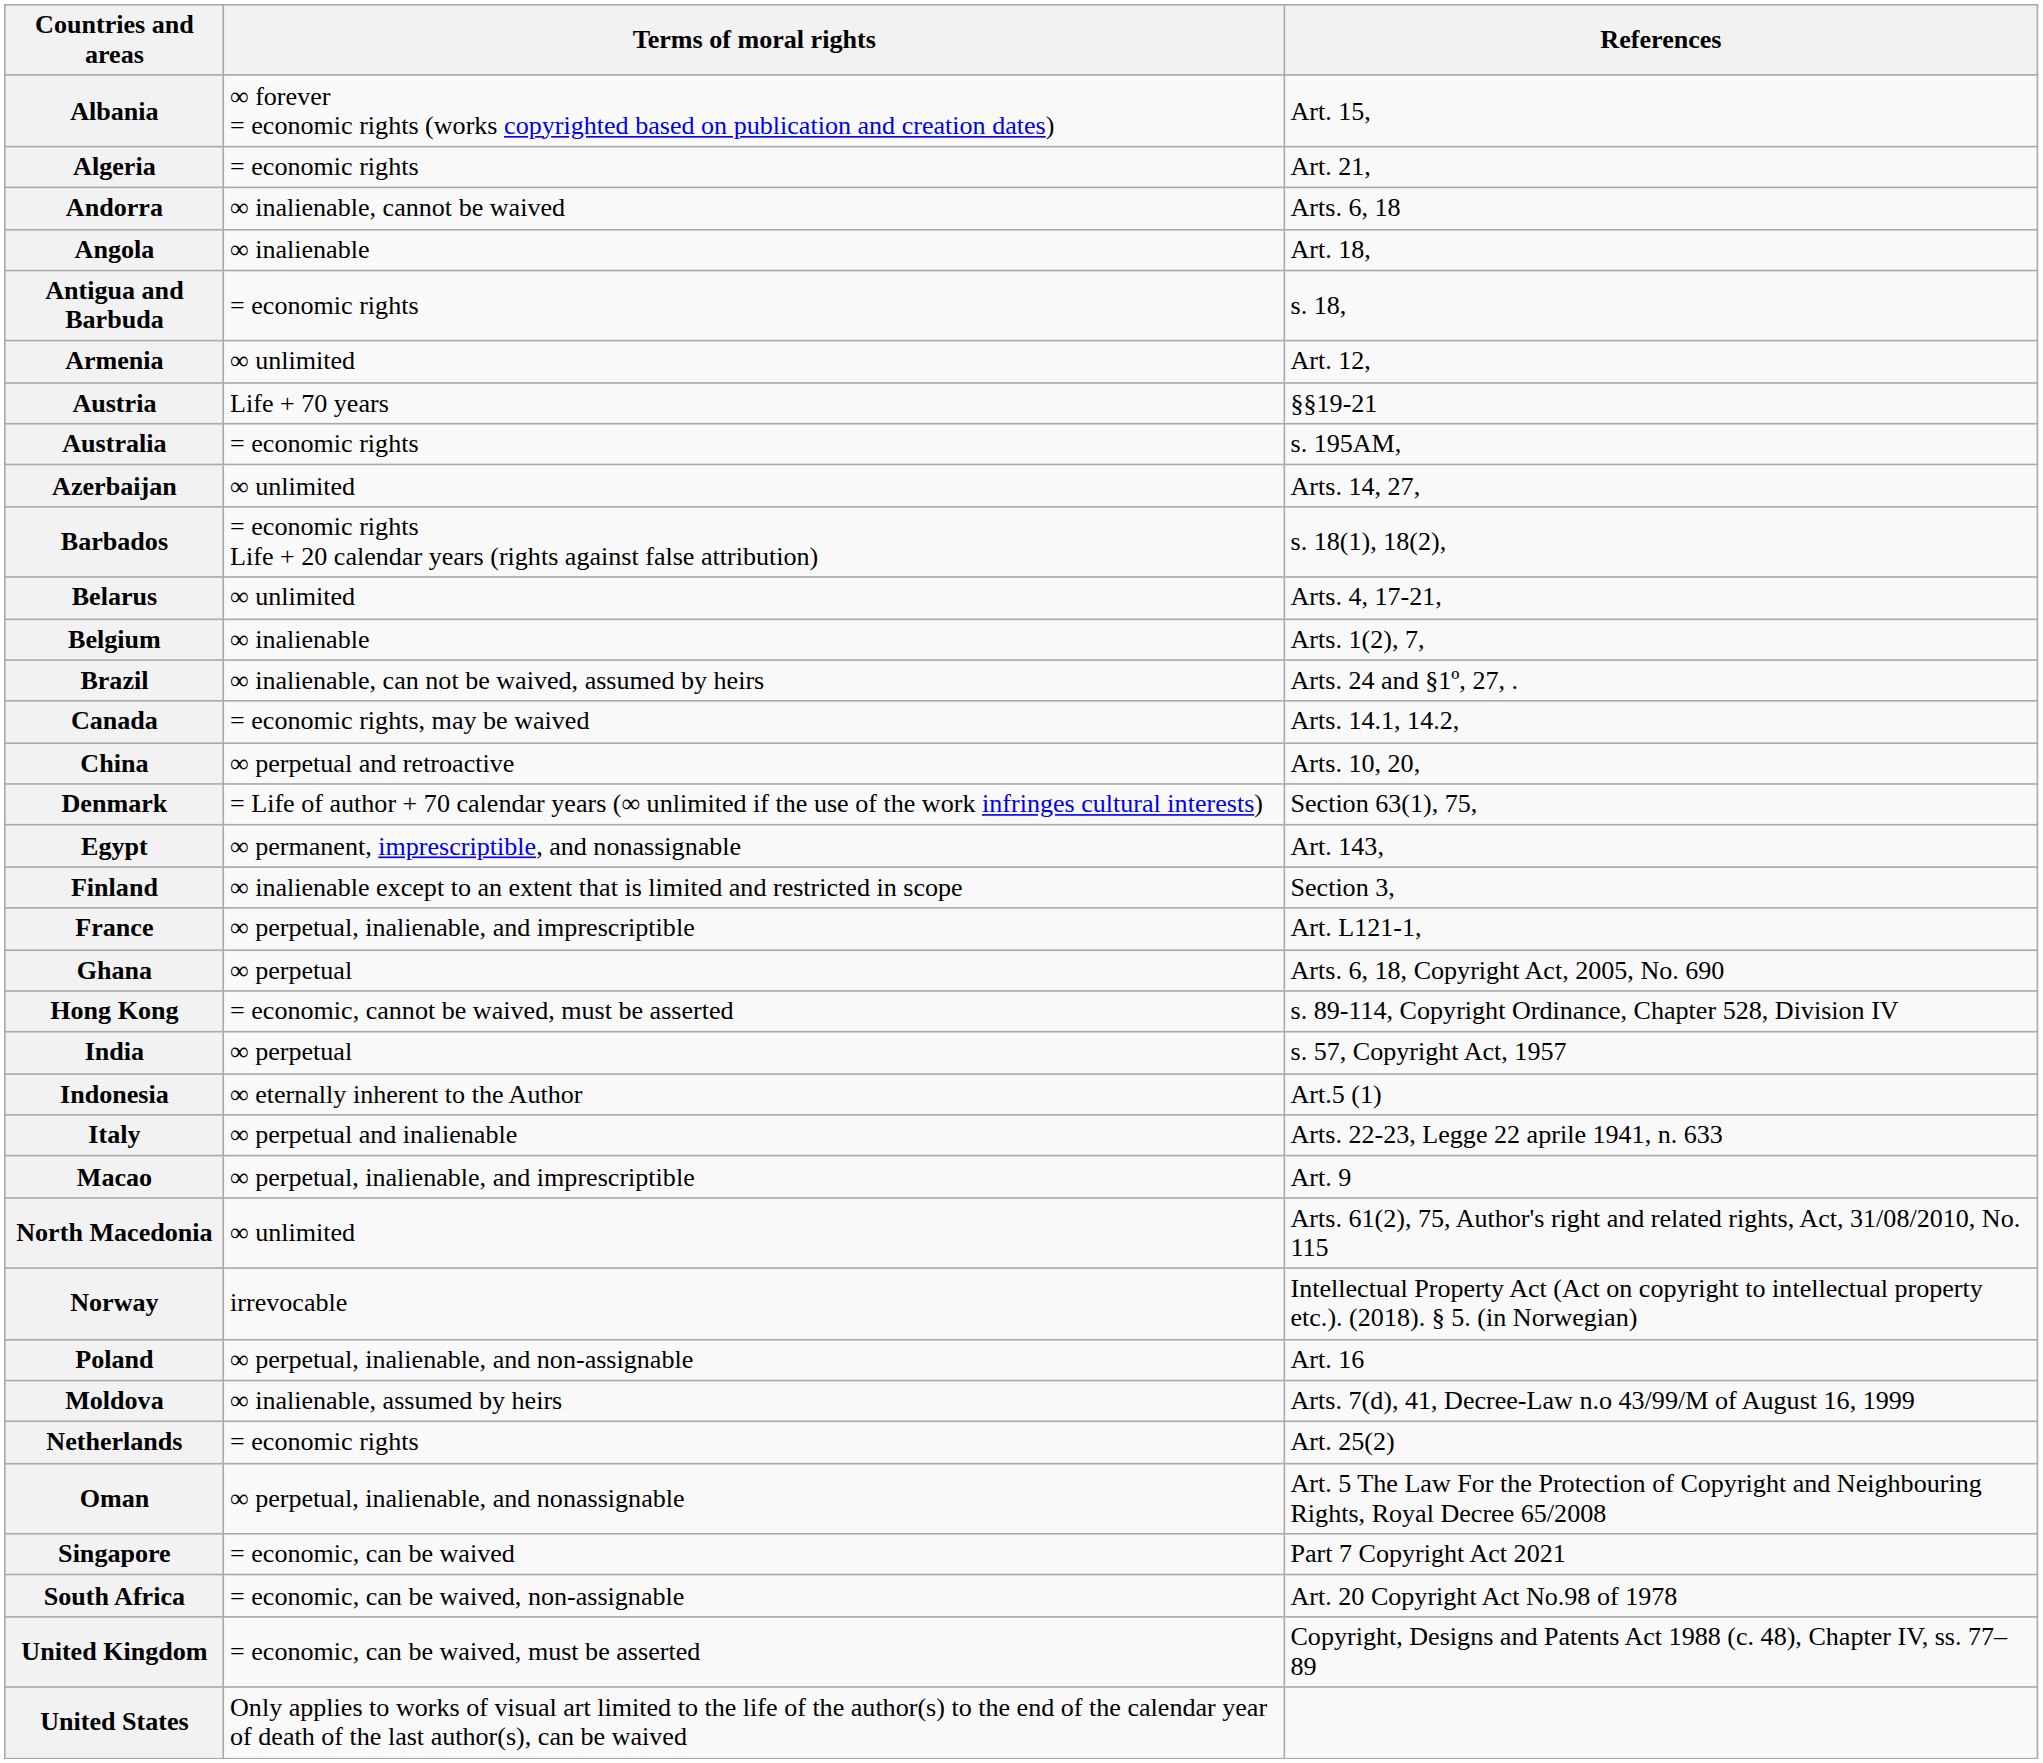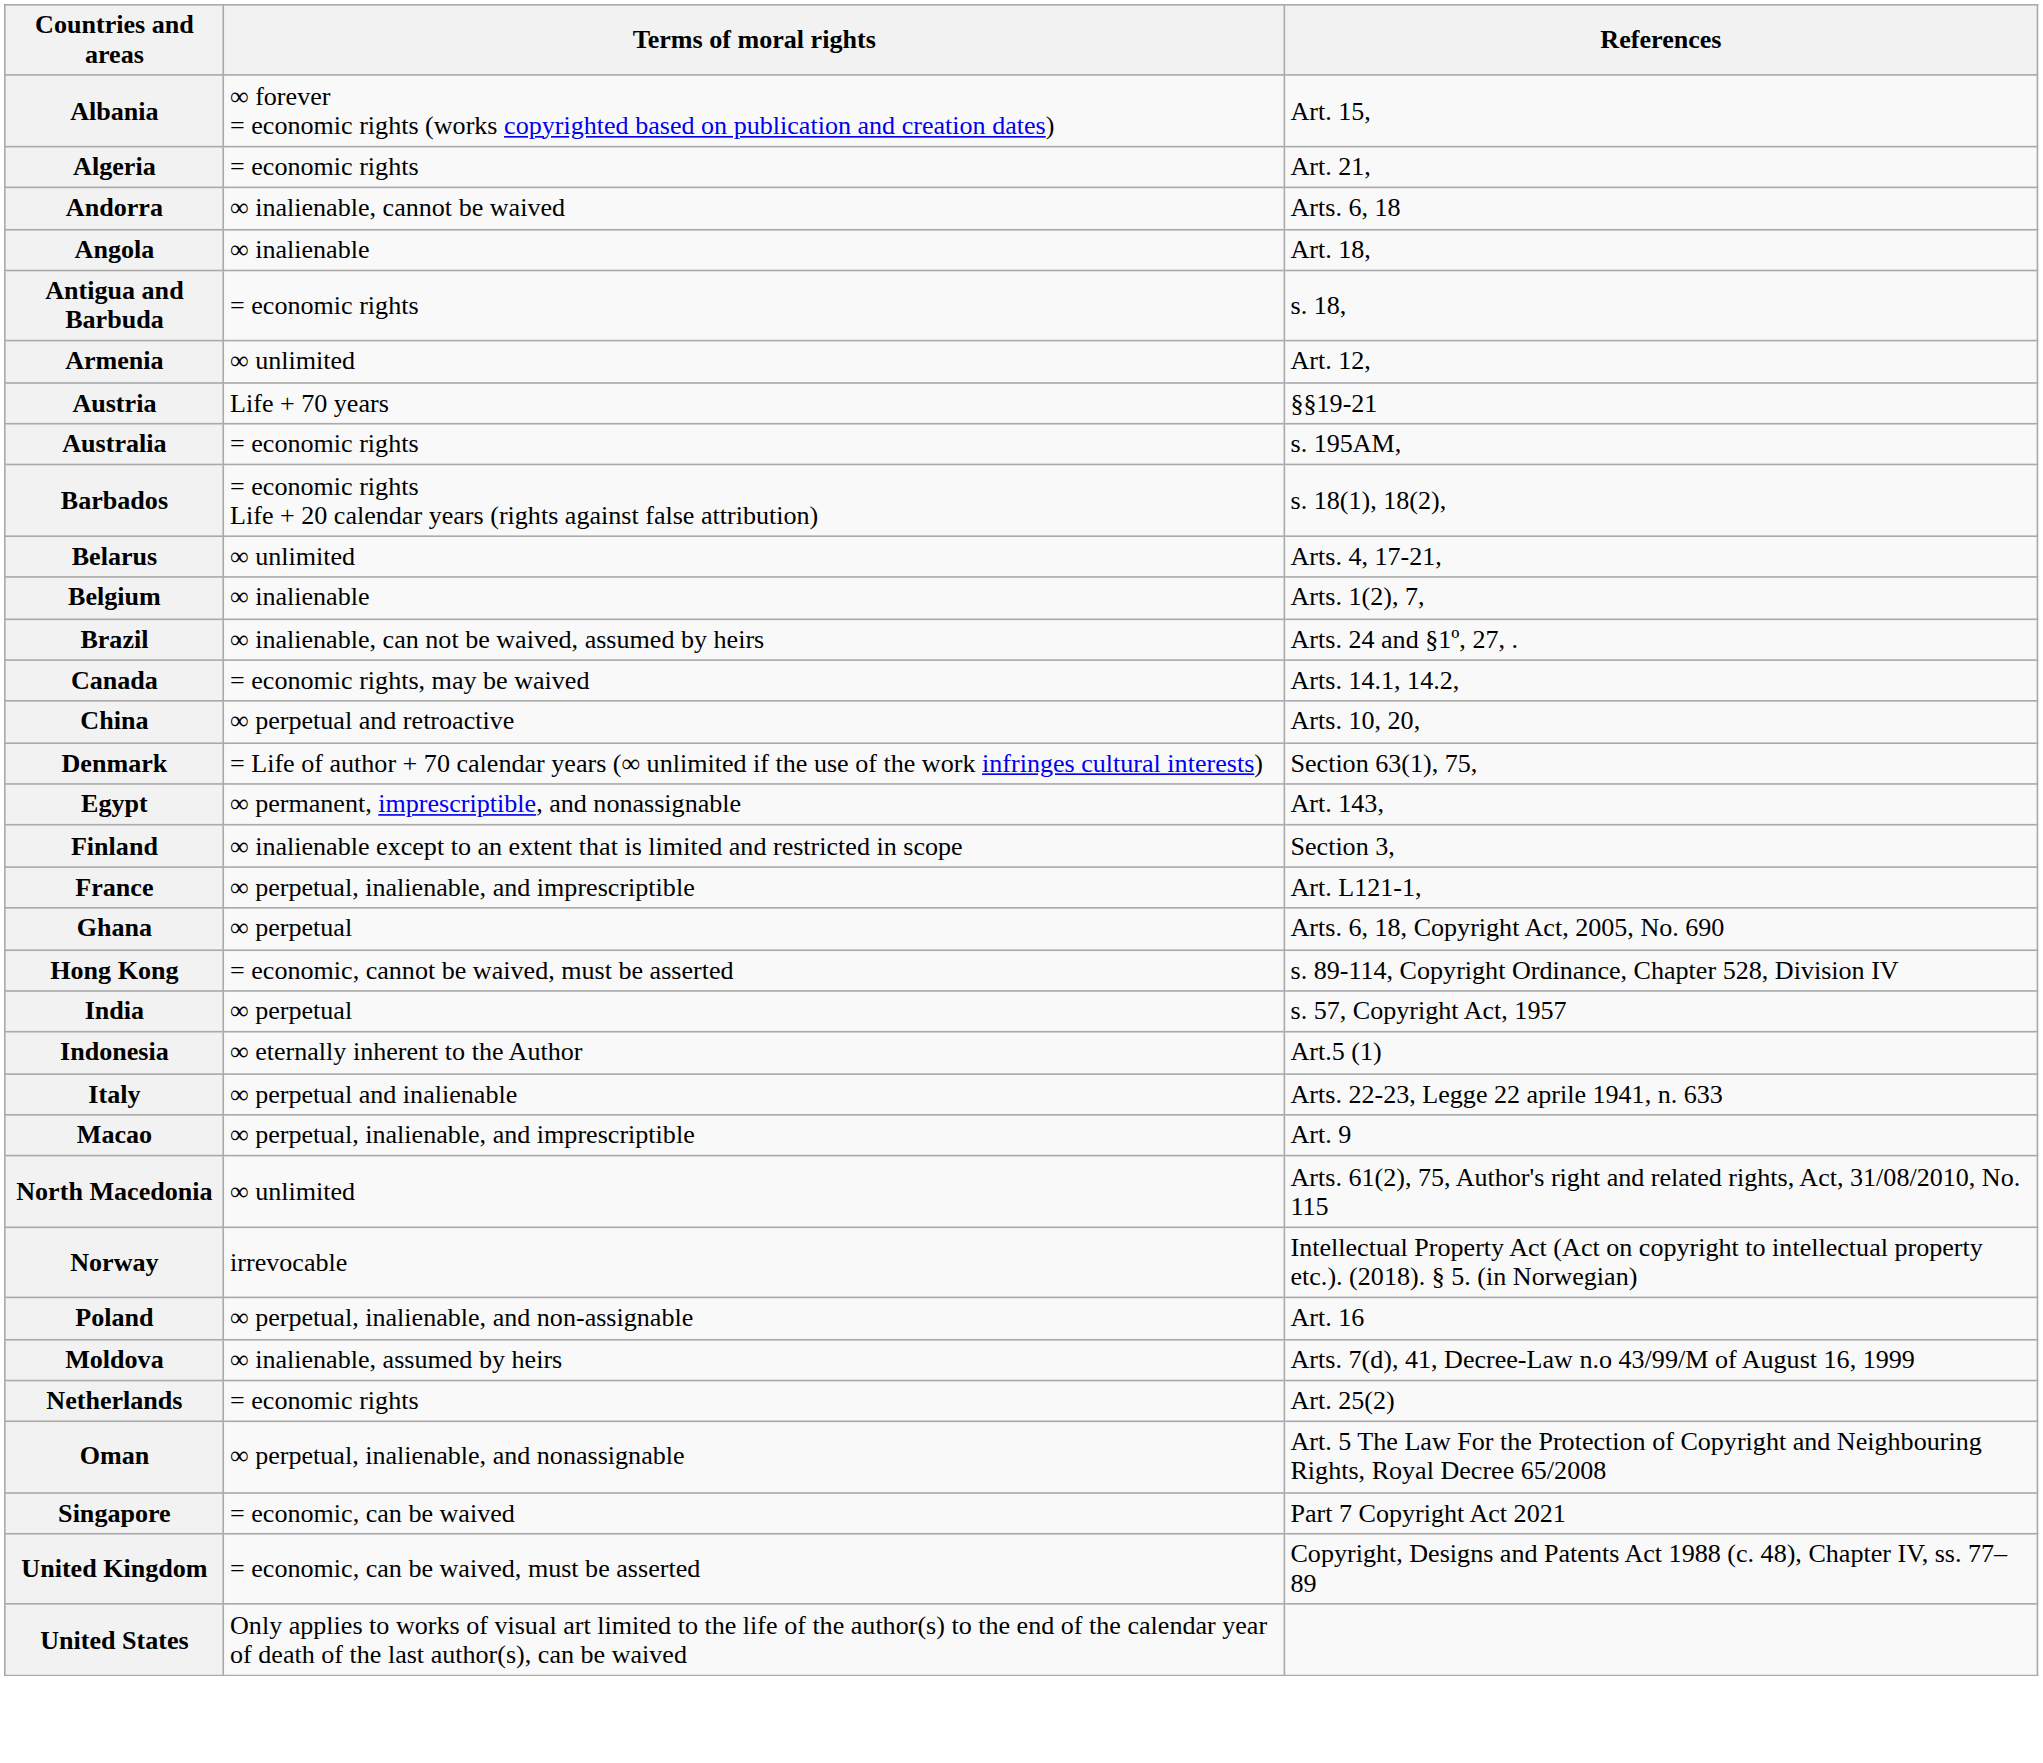- row: (114, 485)
- row: (114, 1595)
